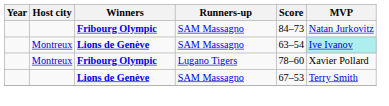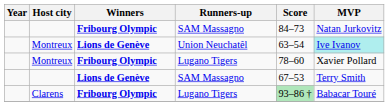(211, 45) SAM Massagno -> (213, 45) Union Neuchatêl
+ row: (48, 93)
